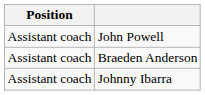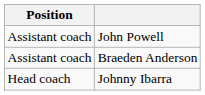(50, 79) Assistant coach -> (39, 79) Head coach
